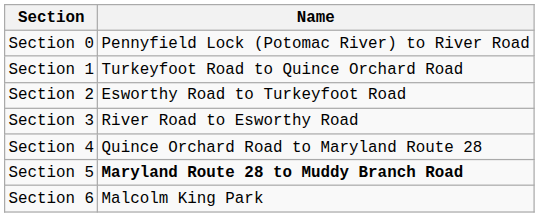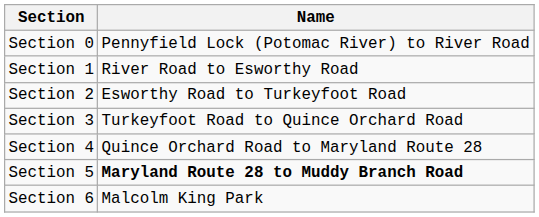(282, 69) Turkeyfoot Road to Quince Orchard Road -> (230, 69) River Road to Esworthy Road
(230, 121) River Road to Esworthy Road -> (282, 121) Turkeyfoot Road to Quince Orchard Road
